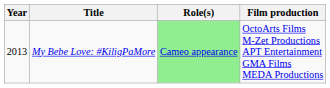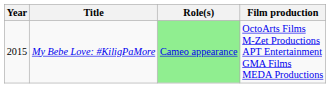(17, 51) 2013 -> (17, 51) 2015
